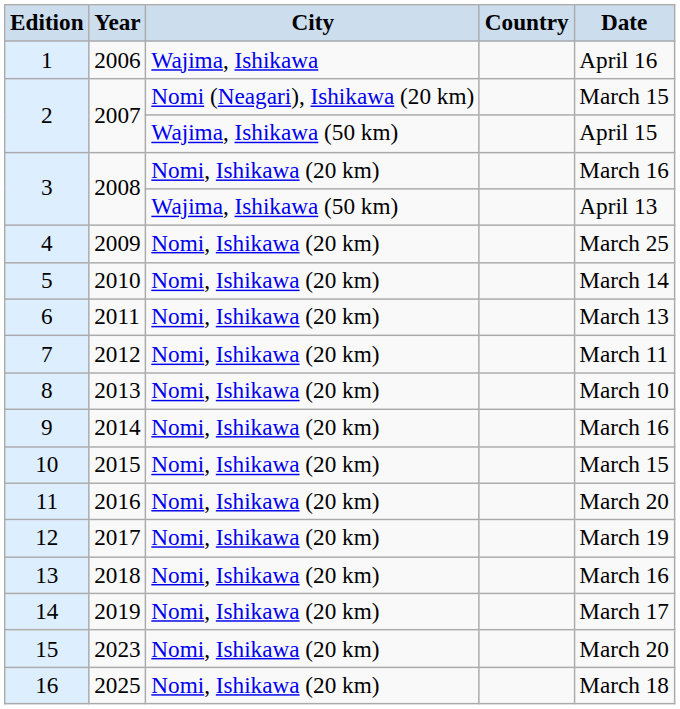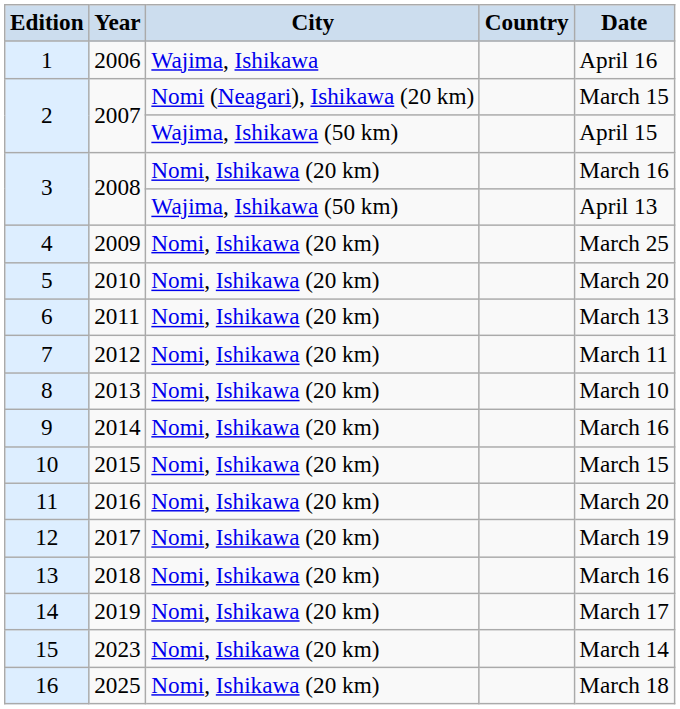(624, 280) March 14 -> (624, 280) March 20
(624, 648) March 20 -> (624, 648) March 14
